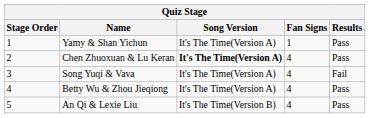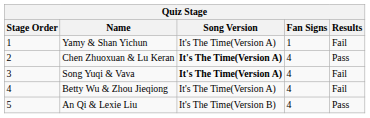(341, 43) Pass -> (339, 43) Fail
(227, 74) normal -> (230, 74) bold
(341, 89) Pass -> (339, 89) Fail
